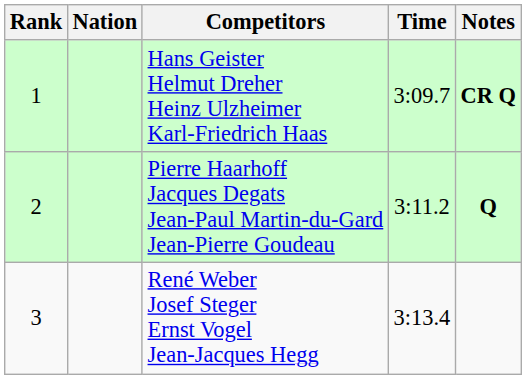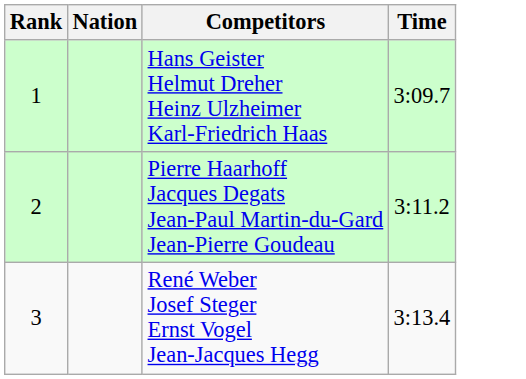- column: (488, 22)
